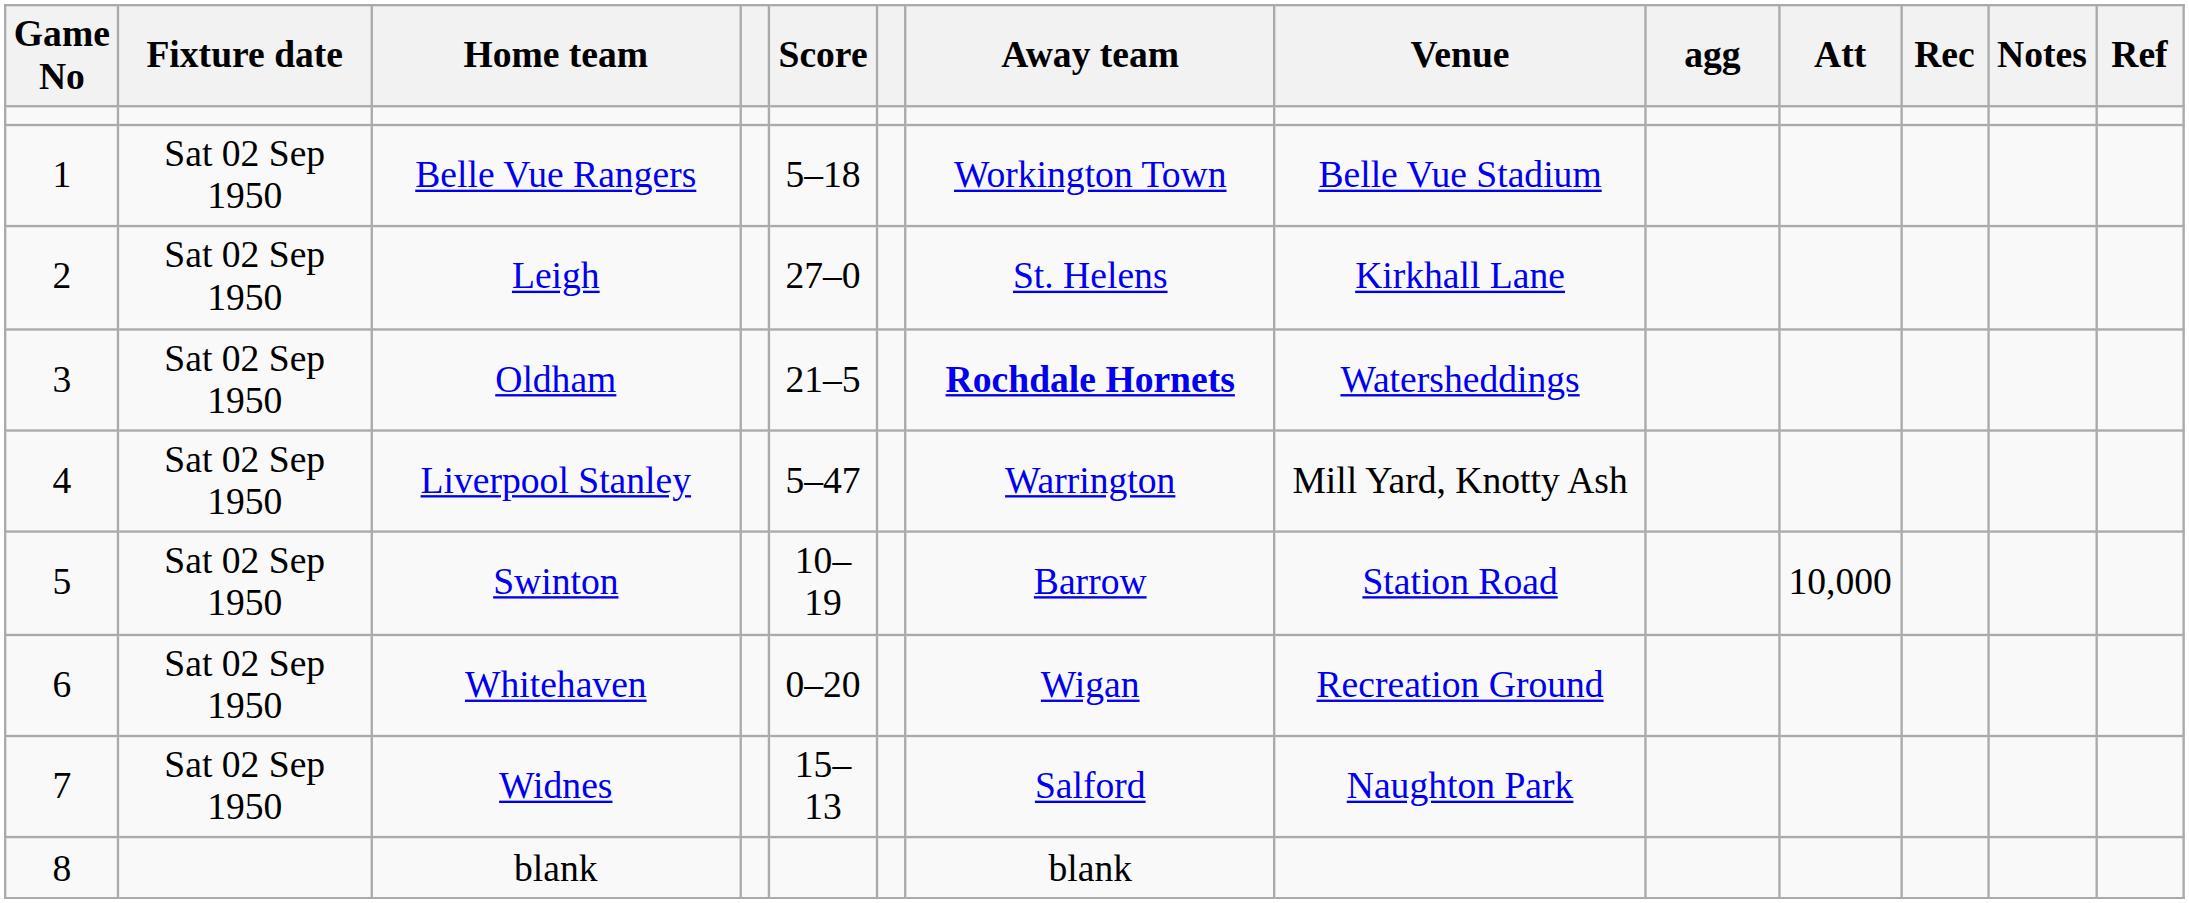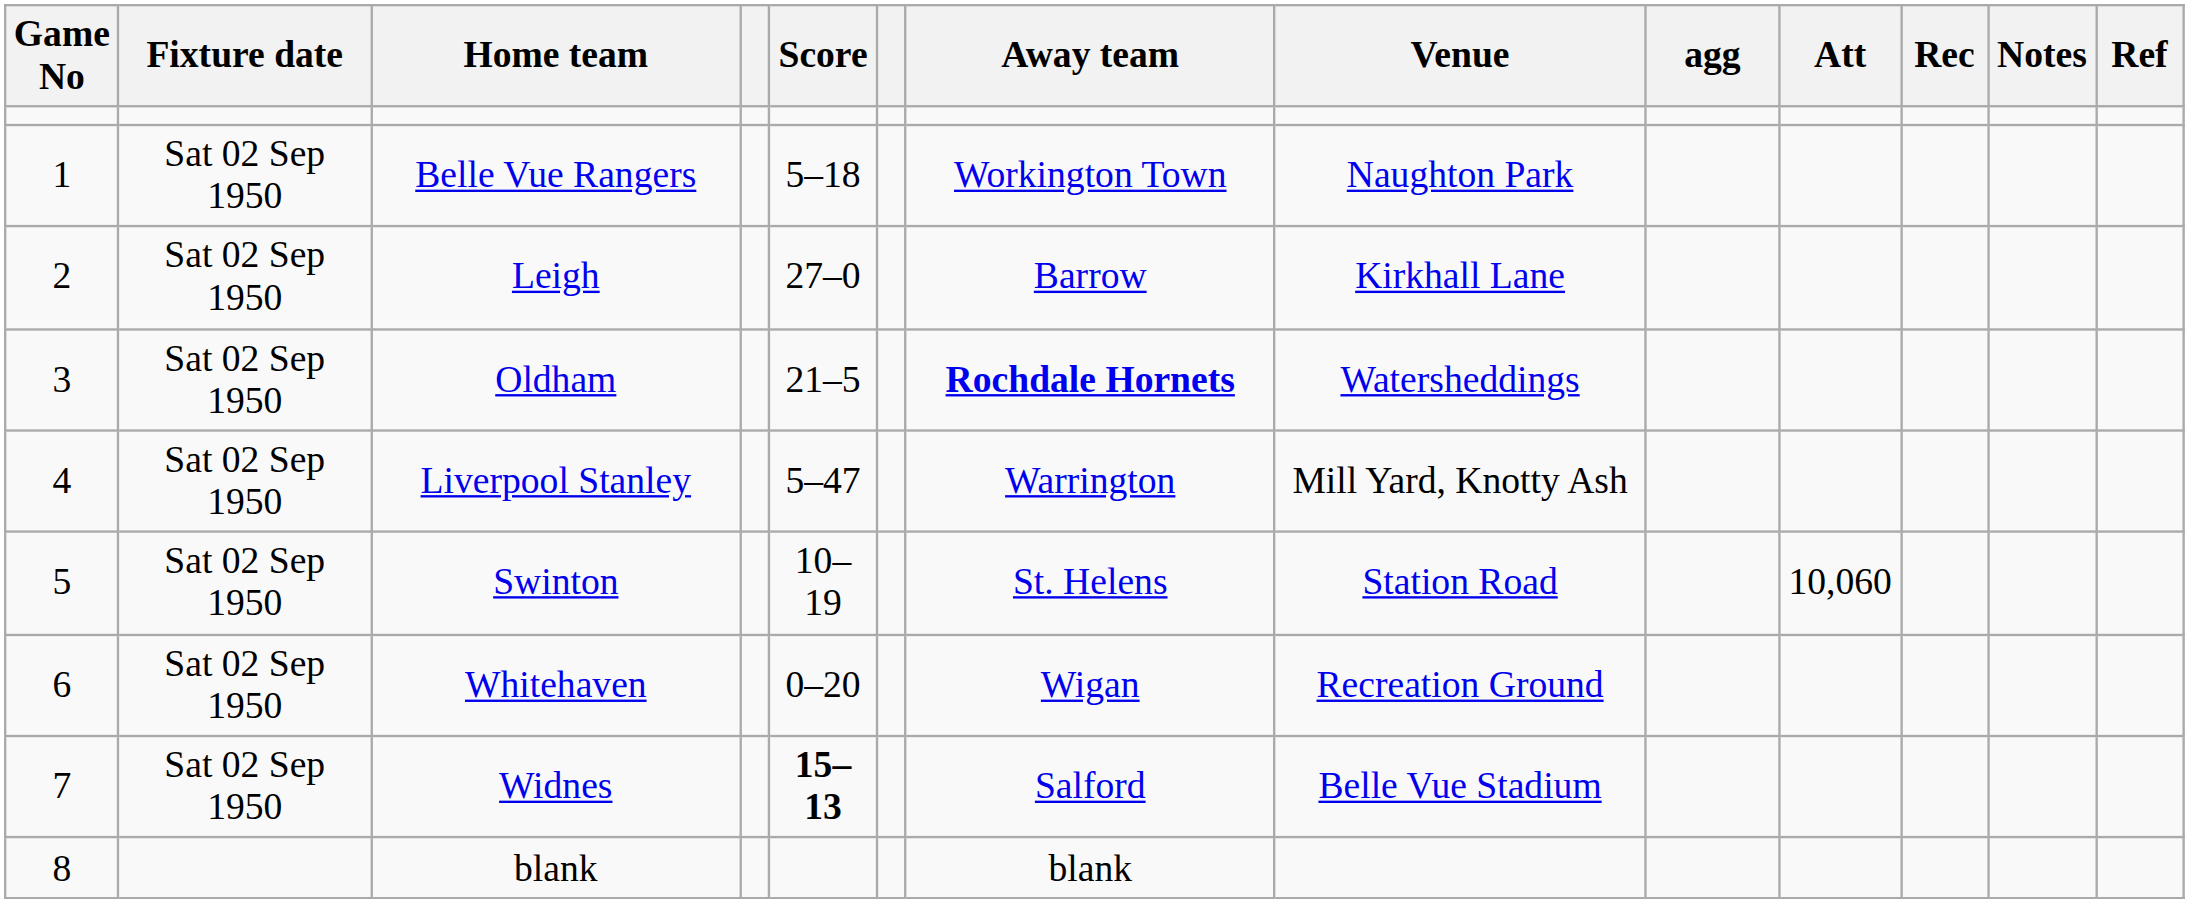(1460, 174) Belle Vue Stadium -> (1460, 174) Naughton Park
(1090, 276) St. Helens -> (1090, 276) Barrow
(1090, 582) Barrow -> (1090, 582) St. Helens
(1840, 582) 10,000 -> (1840, 582) 10,060
(823, 786) normal -> (823, 786) bold
(1460, 786) Naughton Park -> (1460, 786) Belle Vue Stadium
